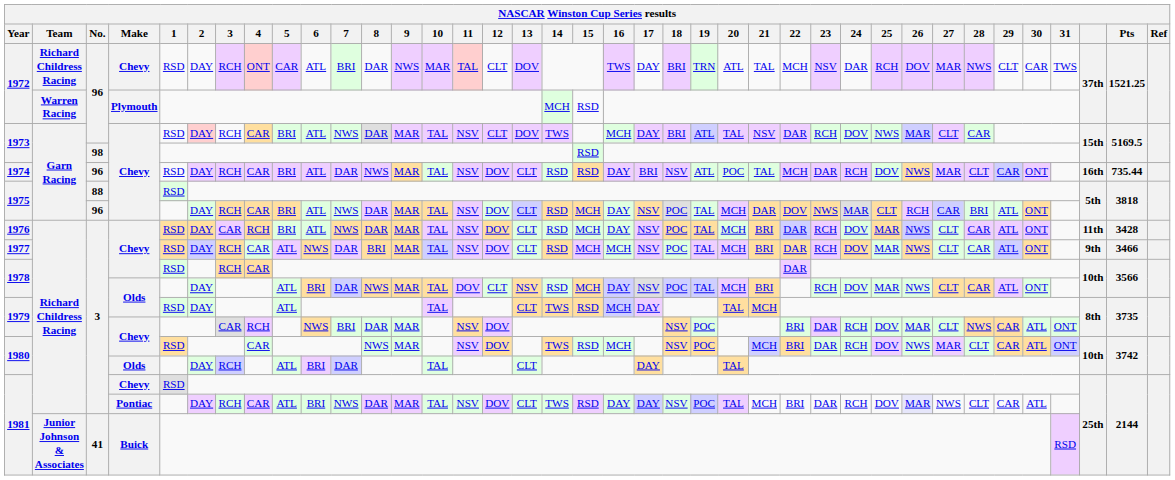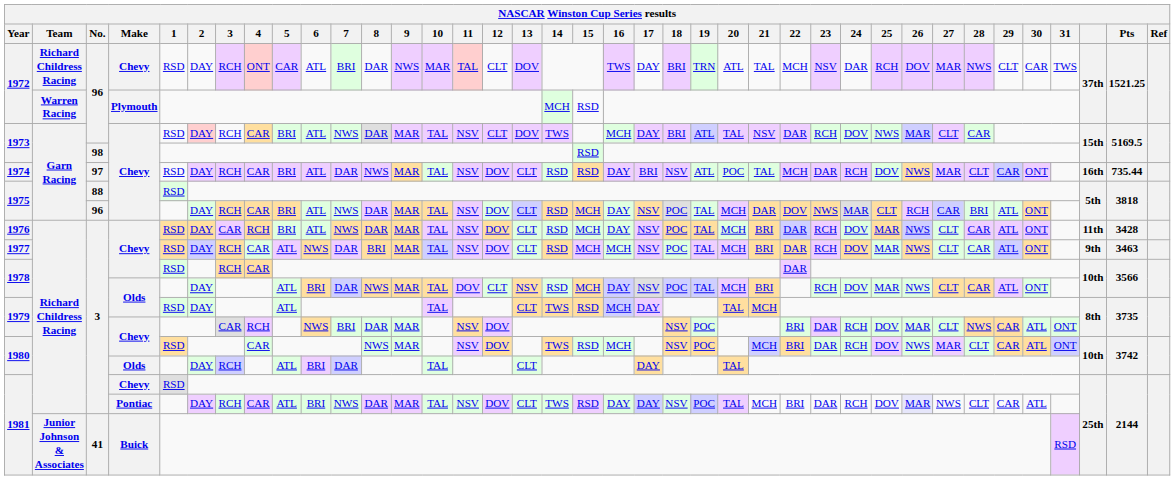(97, 171) 96 -> (97, 171) 97
(1127, 249) 3466 -> (1127, 249) 3463
